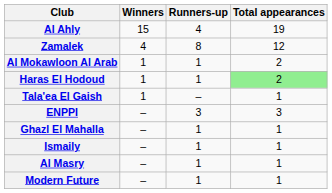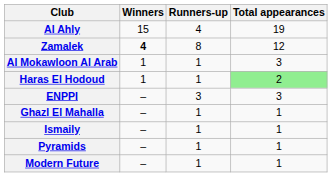(143, 46) normal -> (143, 46) bold
(279, 63) 2 -> (279, 63) 3
- row: (62, 96)
- row: (62, 163)
+ row: (62, 146)
